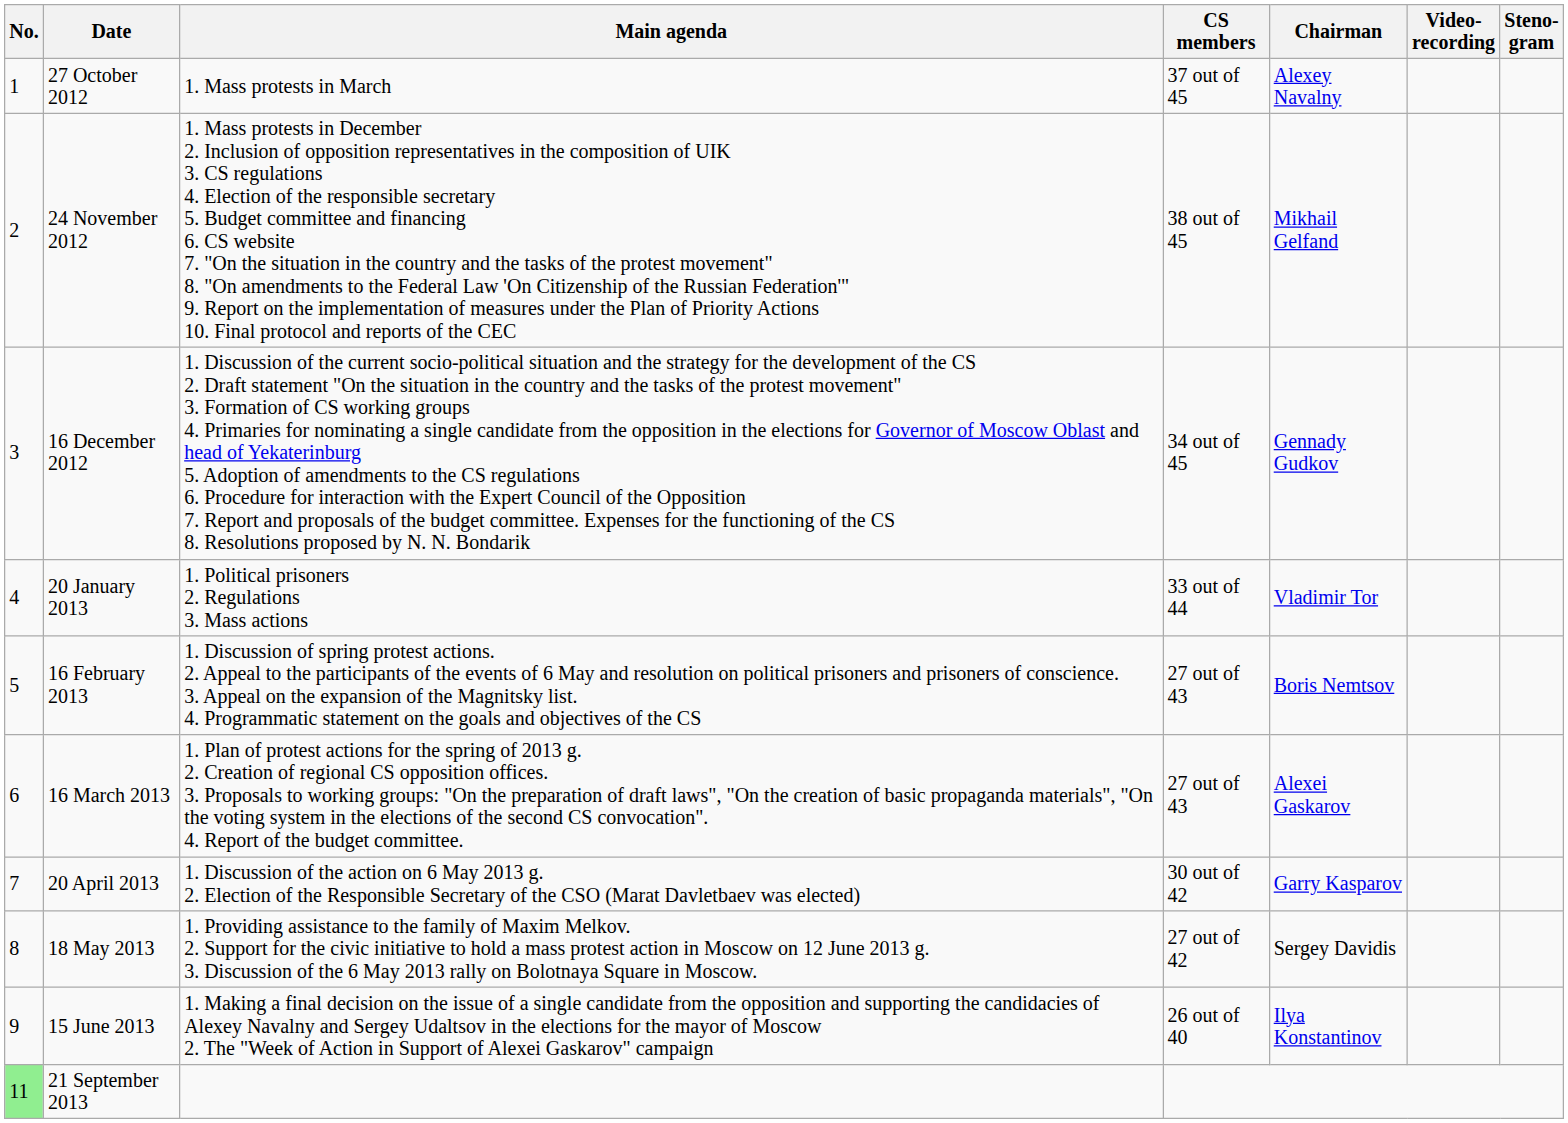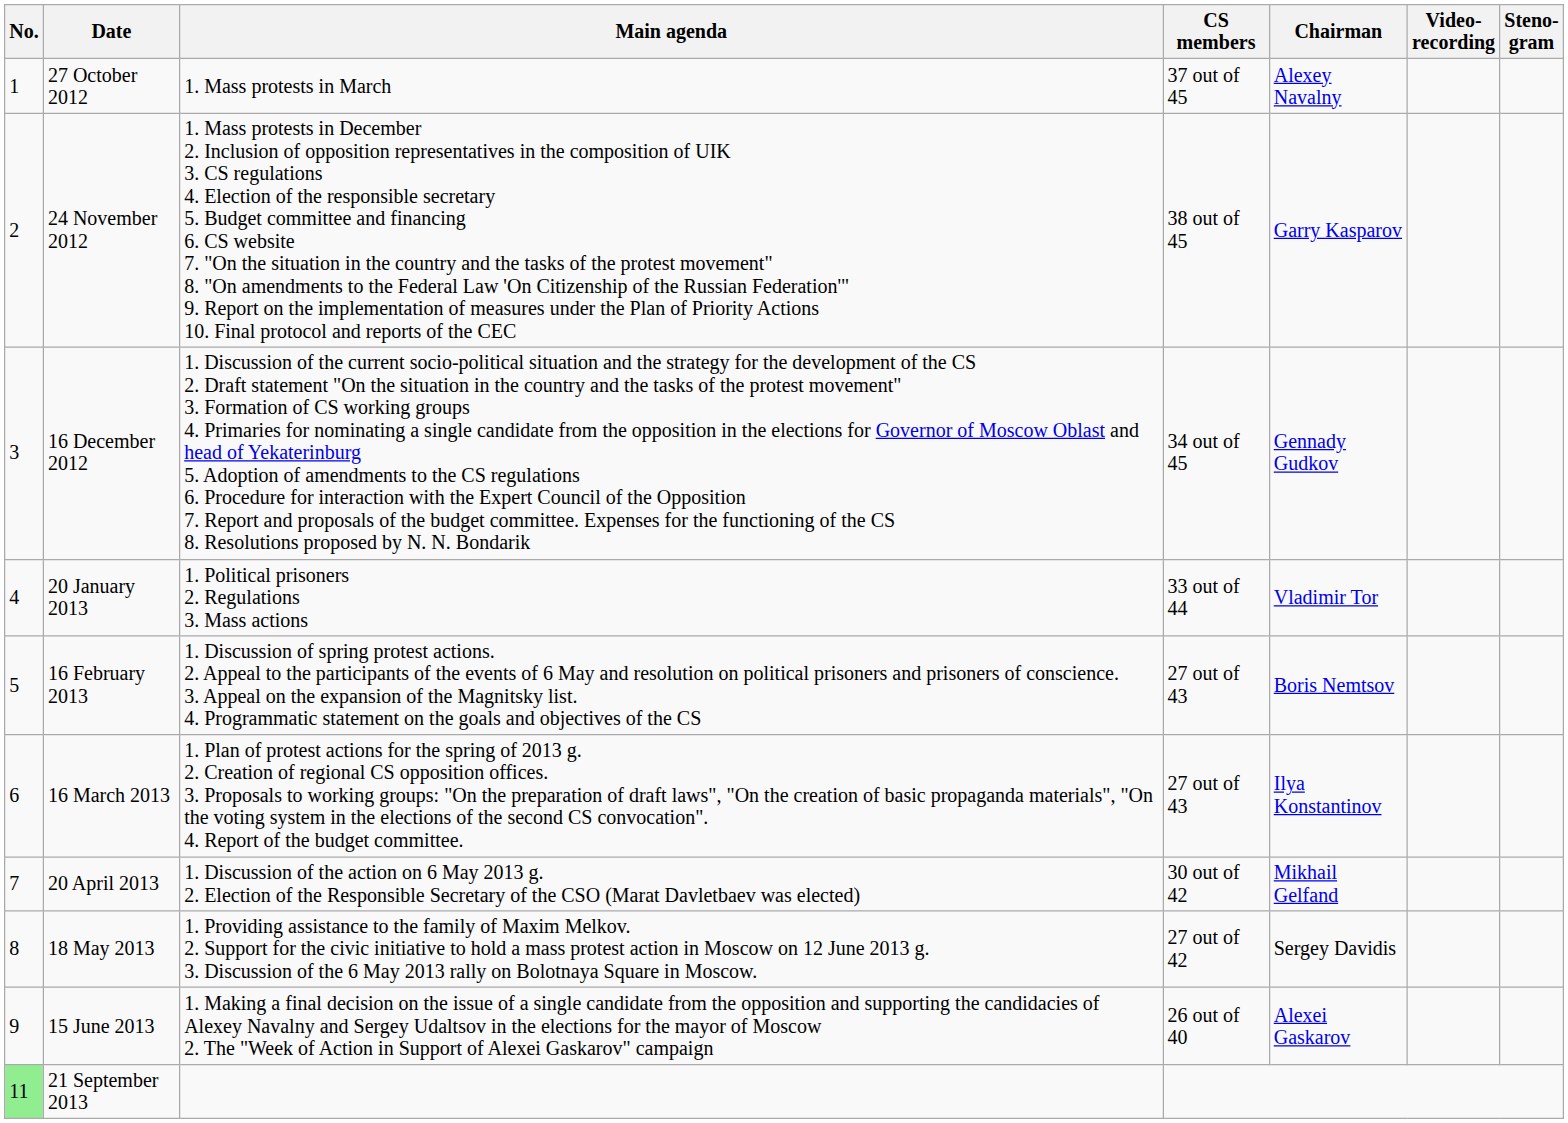(1306, 230) Mikhail Gelfand -> (1338, 230) Garry Kasparov
(1312, 795) Alexei Gaskarov -> (1328, 795) Ilya Konstantinov
(1338, 883) Garry Kasparov -> (1306, 883) Mikhail Gelfand
(1328, 1025) Ilya Konstantinov -> (1312, 1025) Alexei Gaskarov
